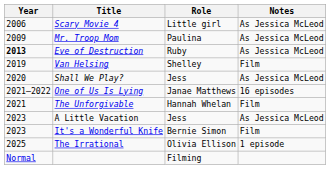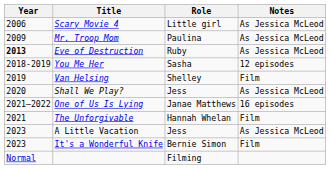+ row: (79, 64)
- row: (89, 144)
